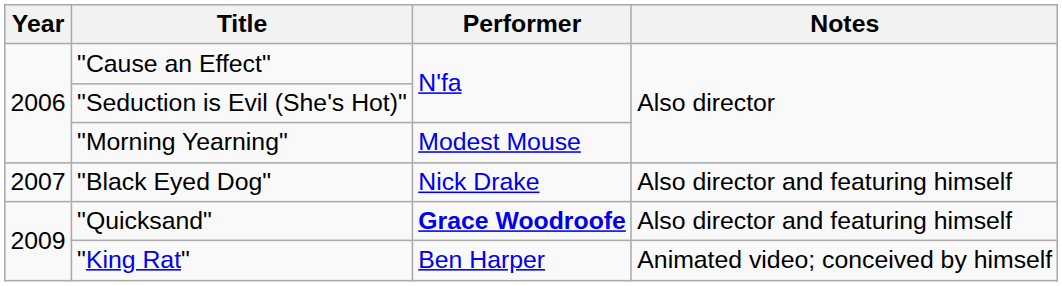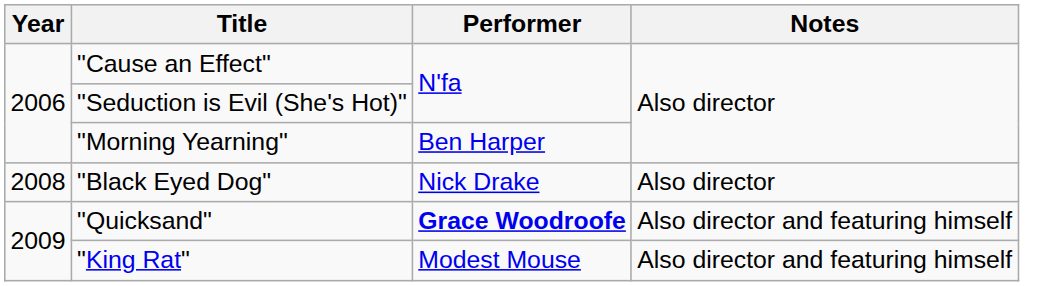(500, 142) Modest Mouse -> (482, 142) Ben Harper
(38, 181) 2007 -> (38, 181) 2008
(825, 181) Also director and featuring himself -> (706, 181) Also director
(482, 260) Ben Harper -> (500, 260) Modest Mouse
(845, 260) Animated video; conceived by himself -> (825, 260) Also director and featuring himself
